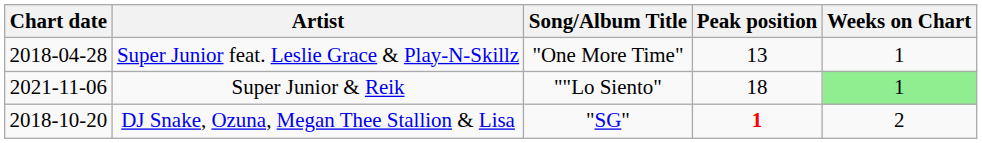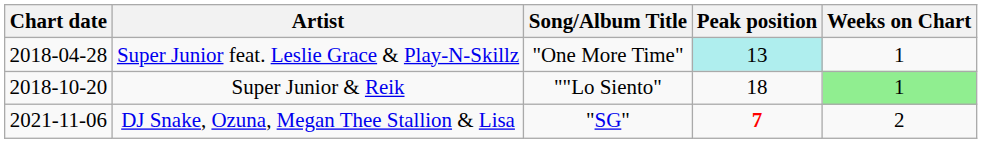(757, 54) no background -> (757, 54) paleturquoise background
(58, 87) 2021-11-06 -> (58, 87) 2018-10-20
(58, 120) 2018-10-20 -> (58, 120) 2021-11-06
(757, 120) 1 -> (757, 120) 7
